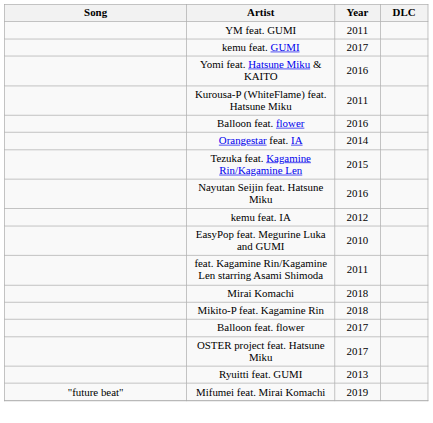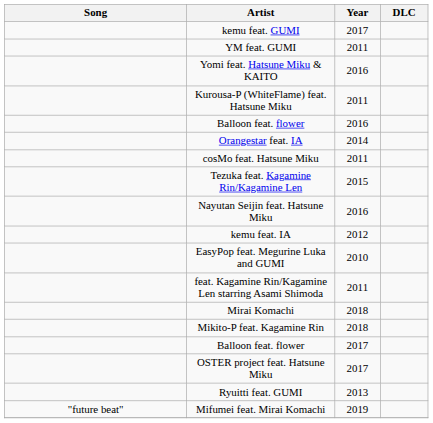rows swapped: (261, 47) <-> (261, 30)
+ row: (261, 158)
